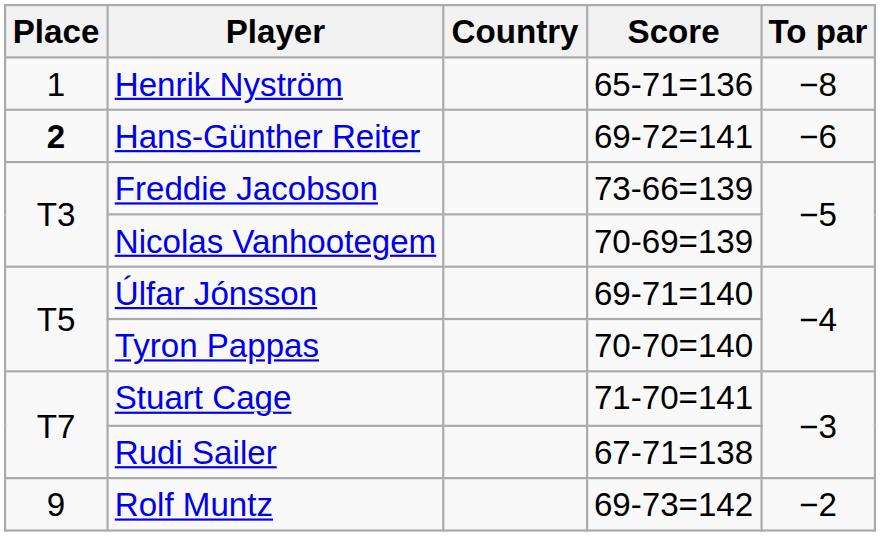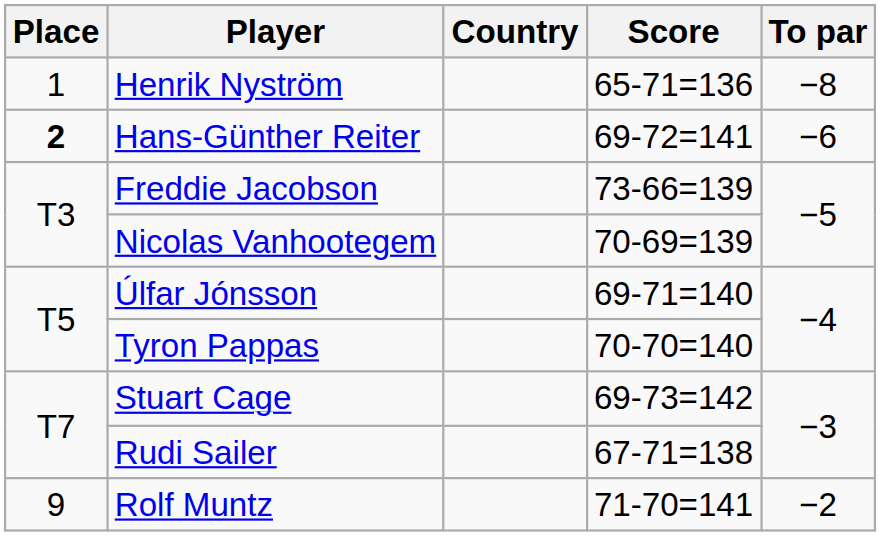(674, 399) 71-70=141 -> (674, 399) 69-73=142
(674, 504) 69-73=142 -> (674, 504) 71-70=141
